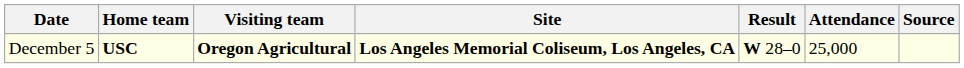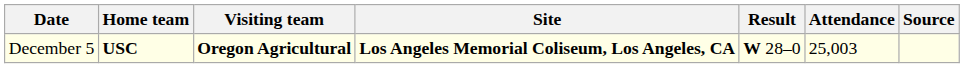(833, 48) 25,000 -> (833, 48) 25,003
